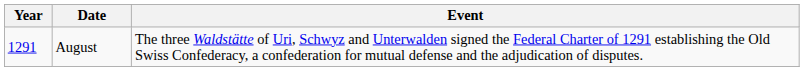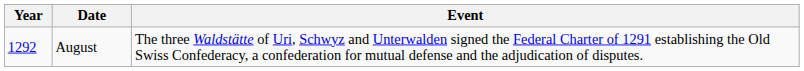(22, 46) 1291 -> (22, 46) 1292
